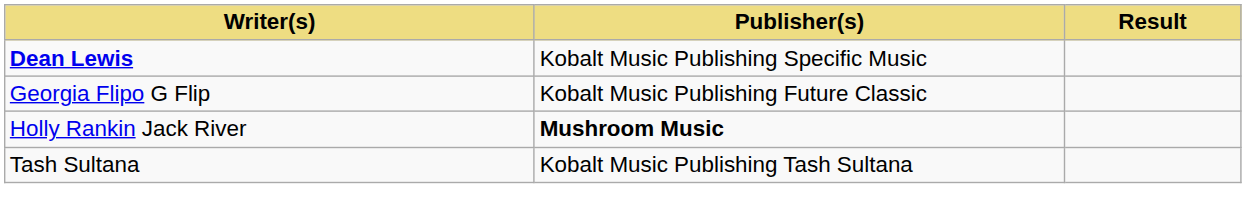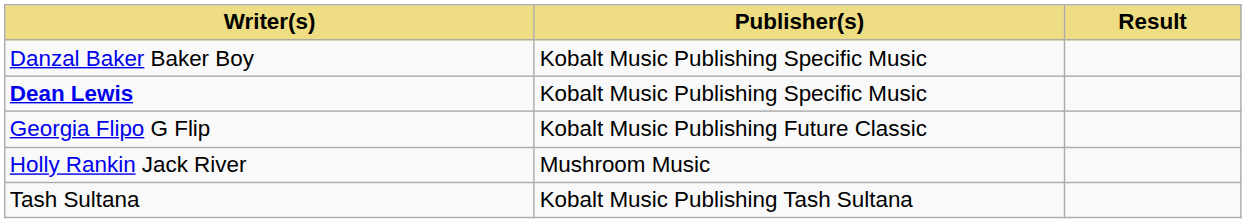+ row: (132, 57)
(632, 128) bold -> (625, 164) normal
